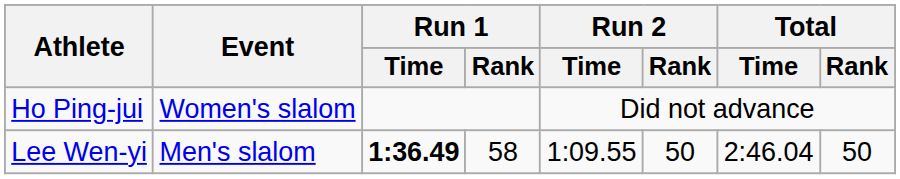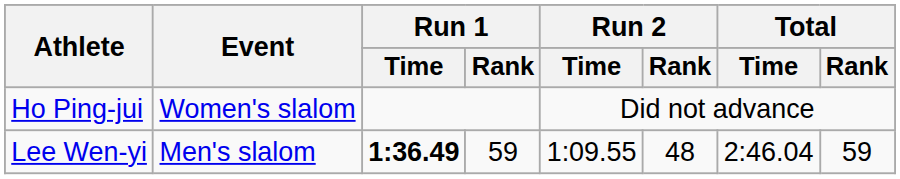(503, 152) 58 -> (503, 152) 59
(680, 152) 50 -> (680, 152) 48
(857, 152) 50 -> (857, 152) 59
